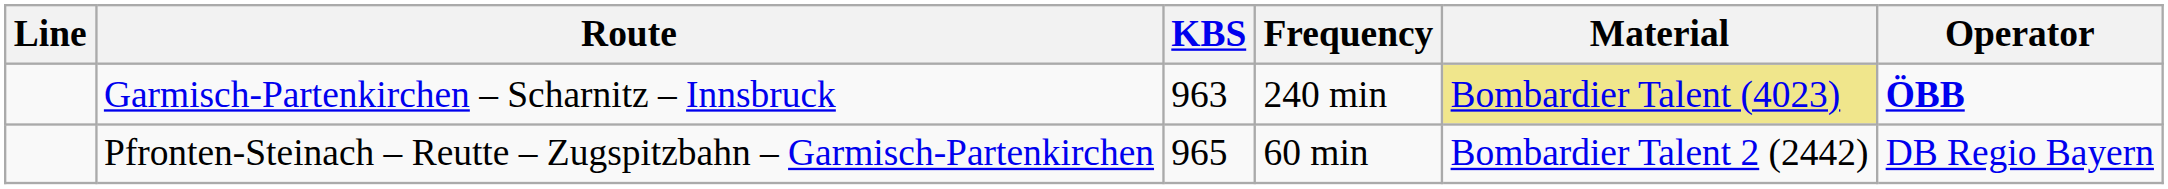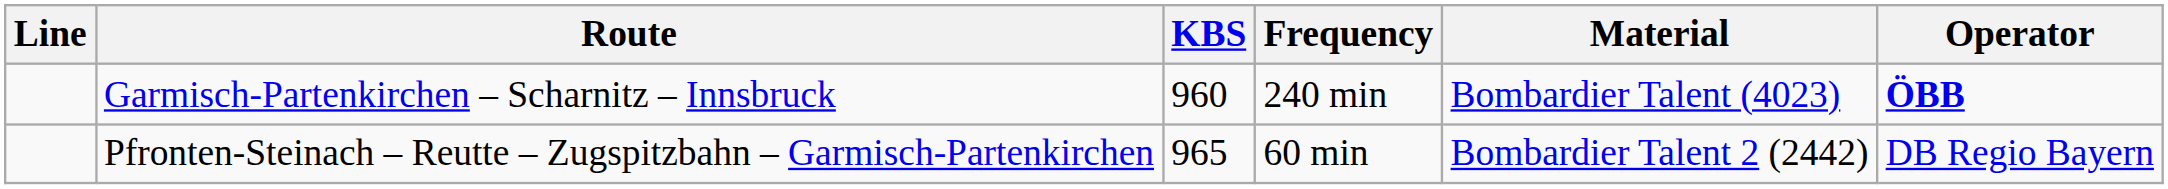(1199, 93) 963 -> (1199, 93) 960
(1645, 93) khaki background -> (1645, 93) no background
